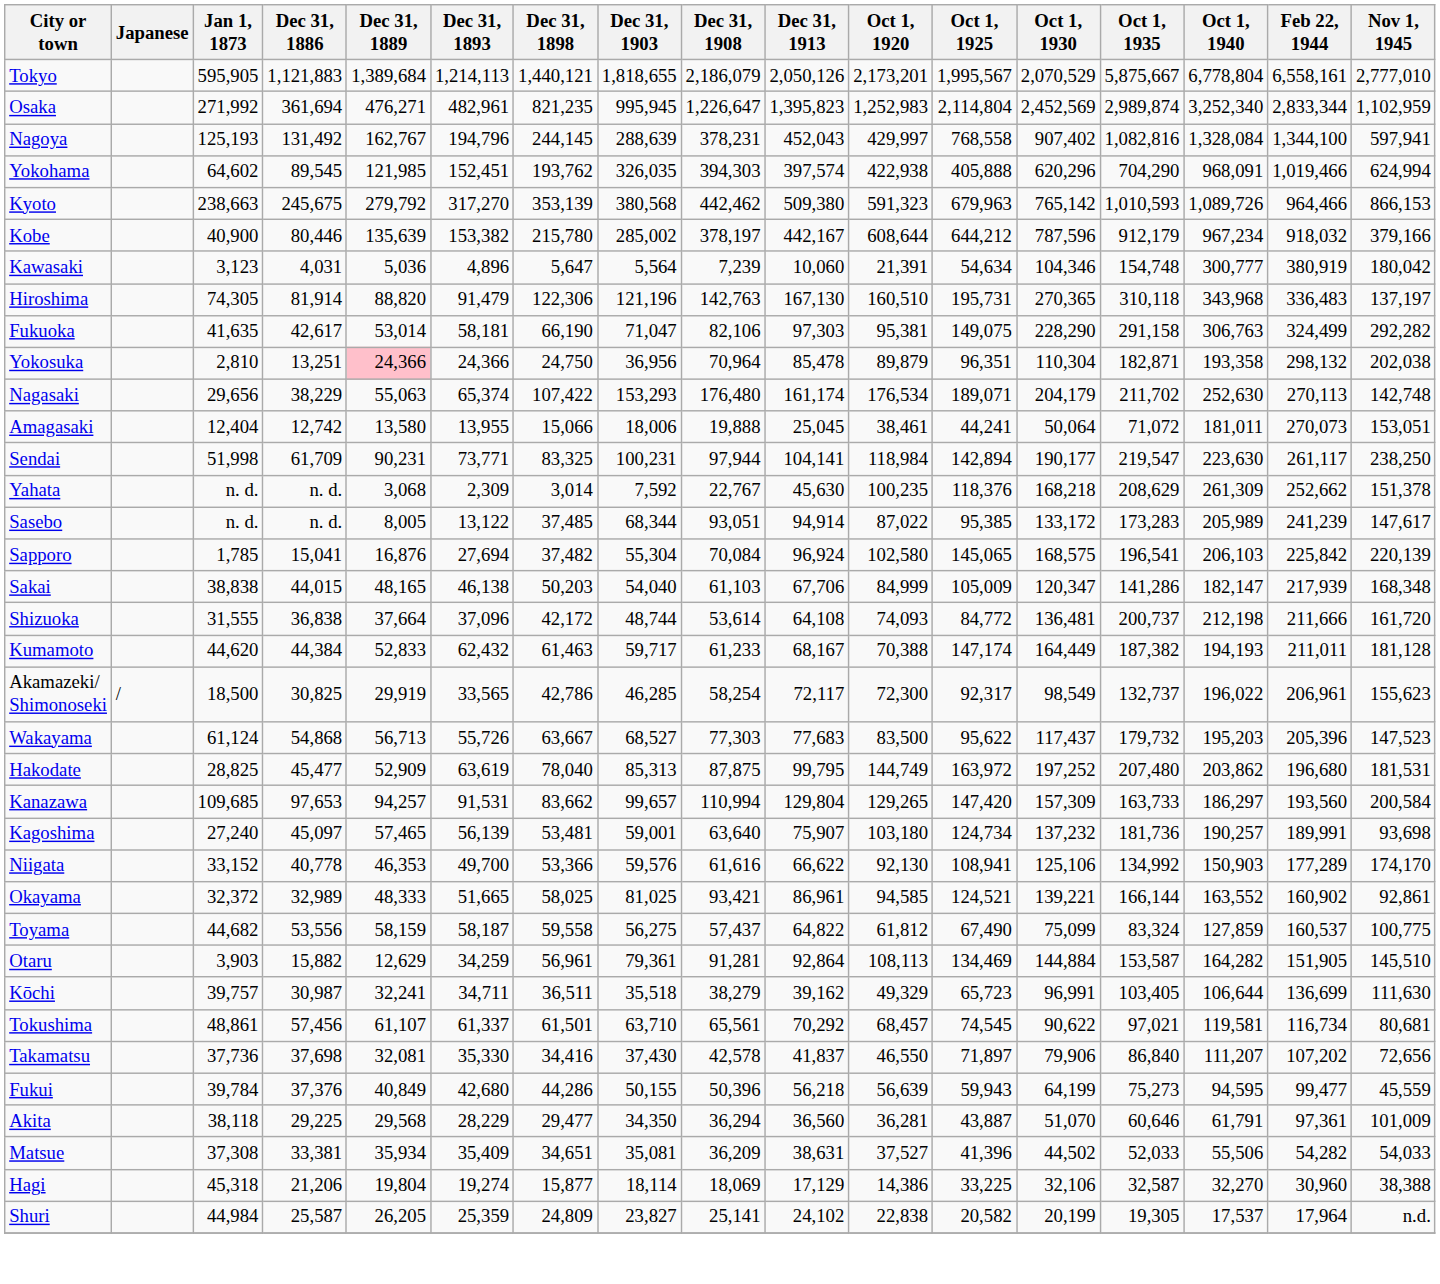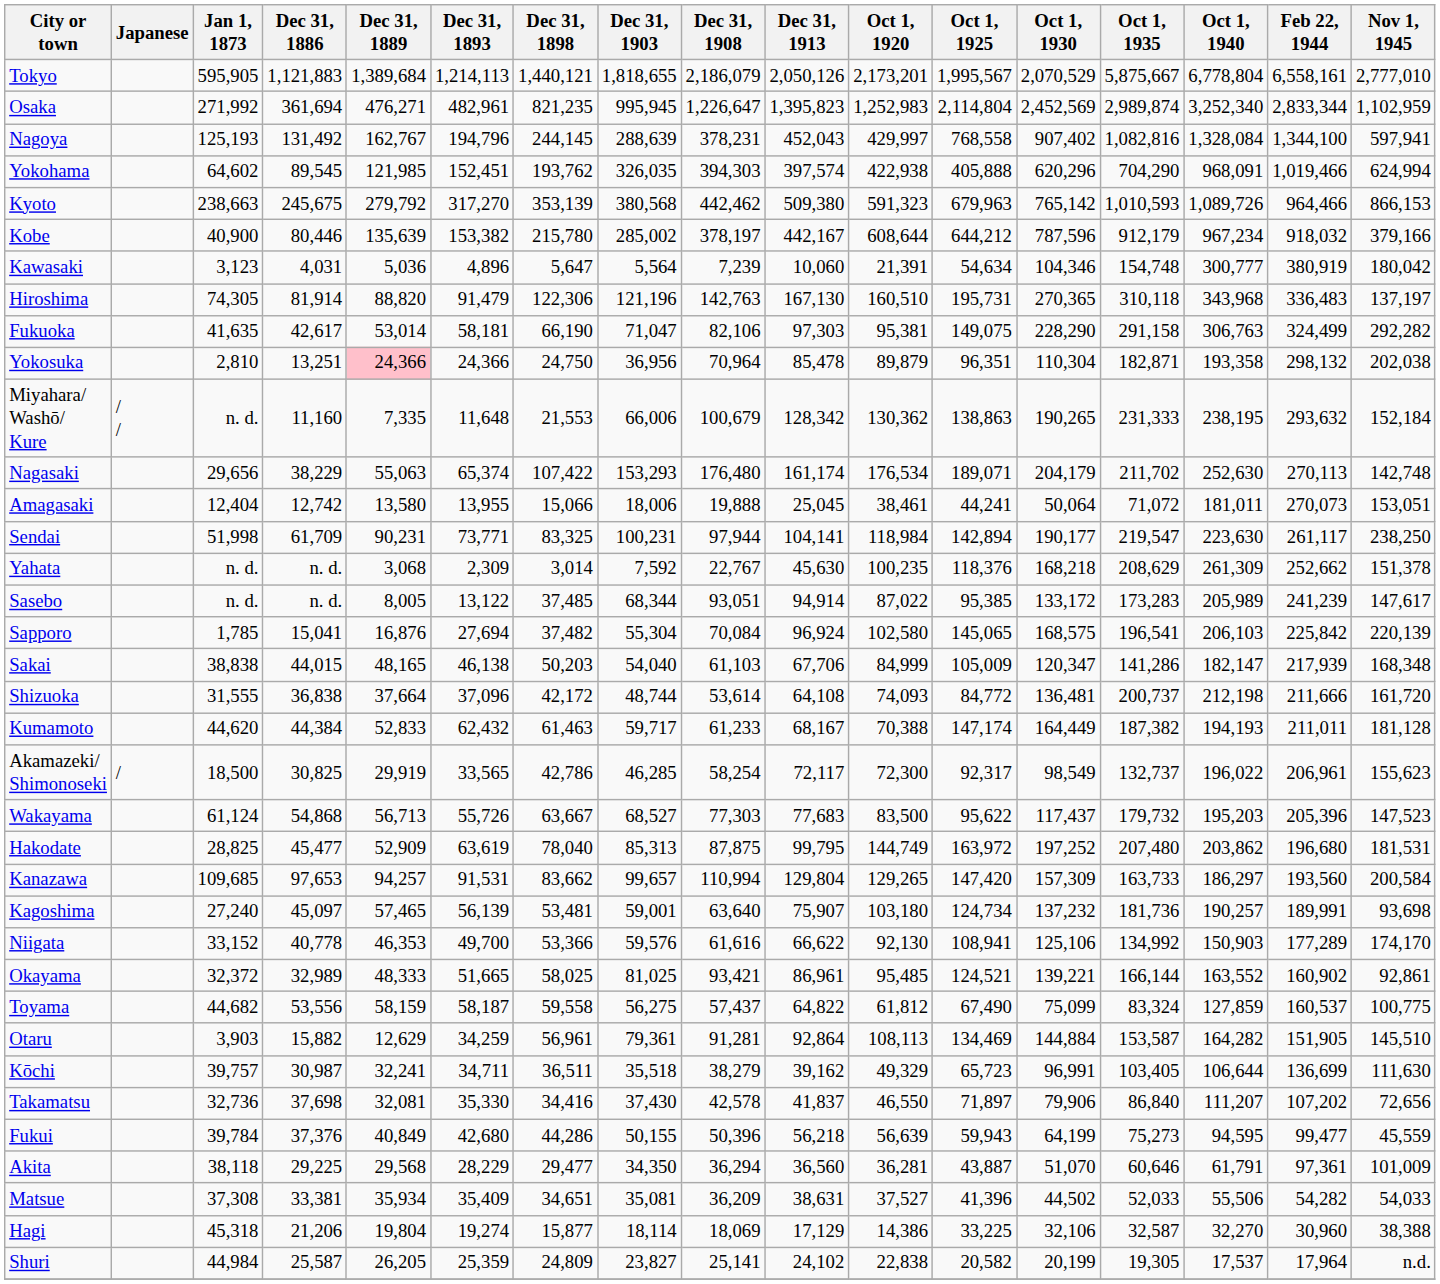+ row: (48, 418)
(902, 897) 94,585 -> (902, 975) 95,485
- row: (51, 1025)
(233, 1057) 37,736 -> (233, 1103) 32,736
